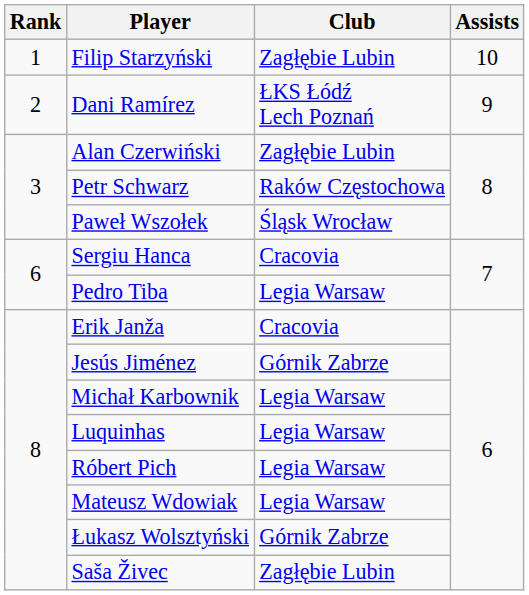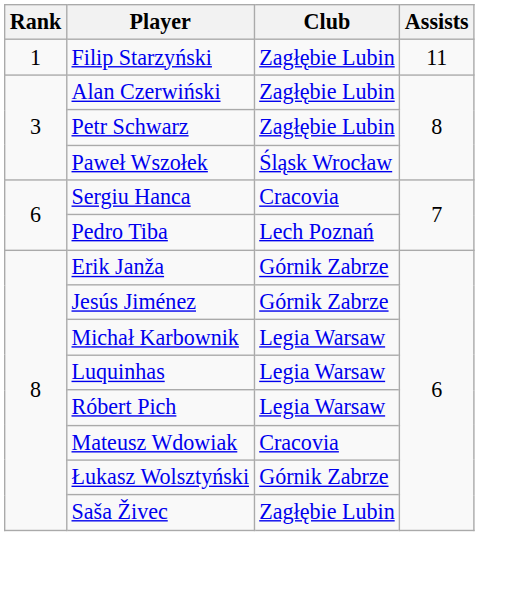(487, 57) 10 -> (437, 57) 11
- row: (133, 104)
(352, 186) Raków Częstochowa -> (327, 127) Zagłębie Lubin
(322, 291) Legia Warsaw -> (317, 232) Lech Poznań
(299, 326) Cracovia -> (324, 267) Górnik Zabrze
(322, 502) Legia Warsaw -> (299, 442) Cracovia
